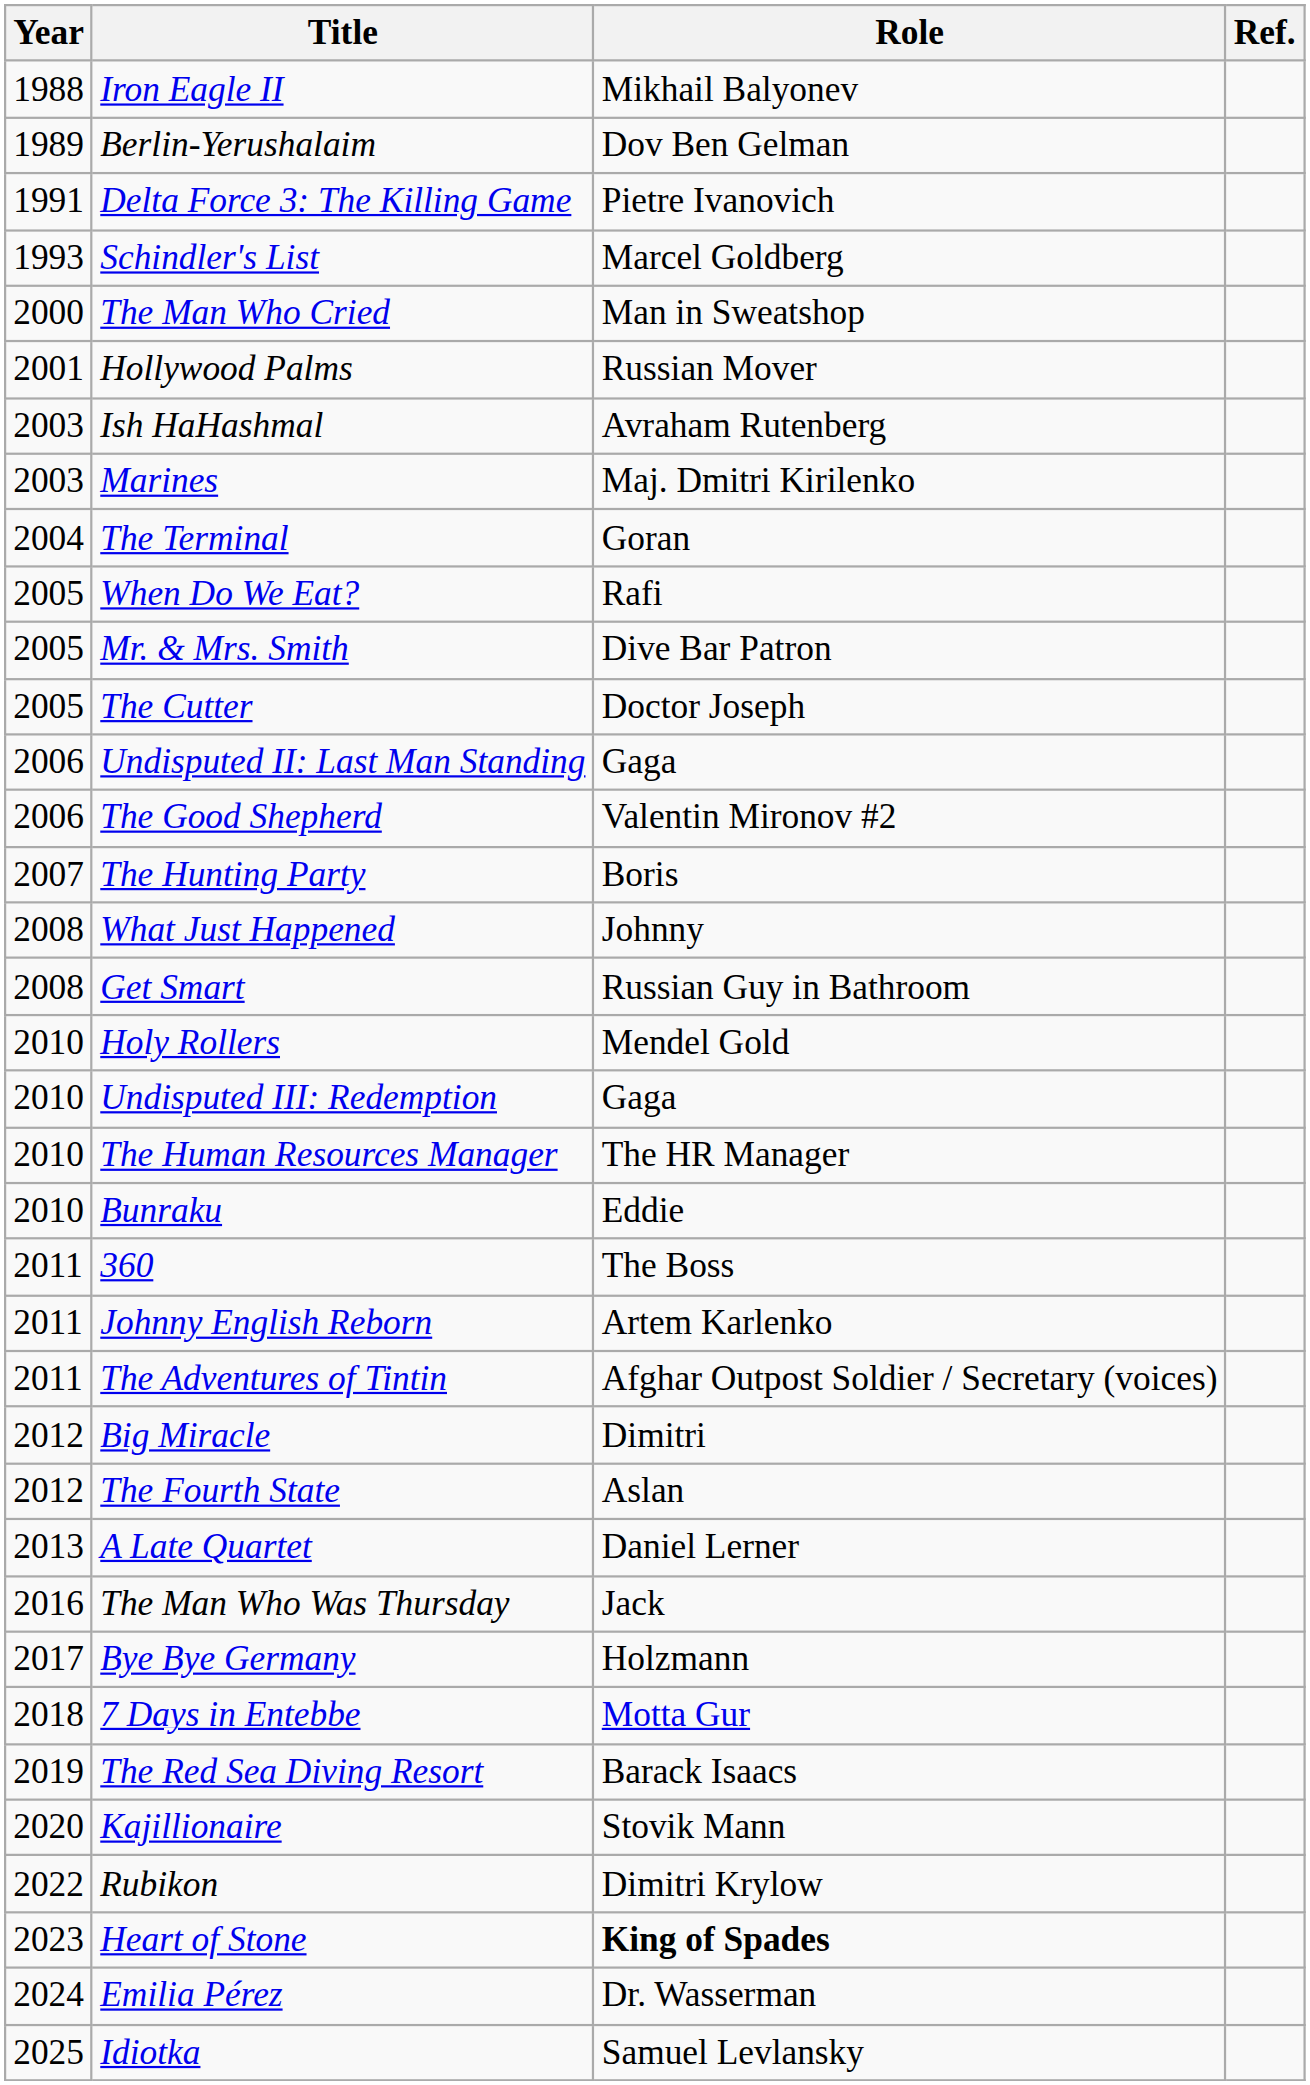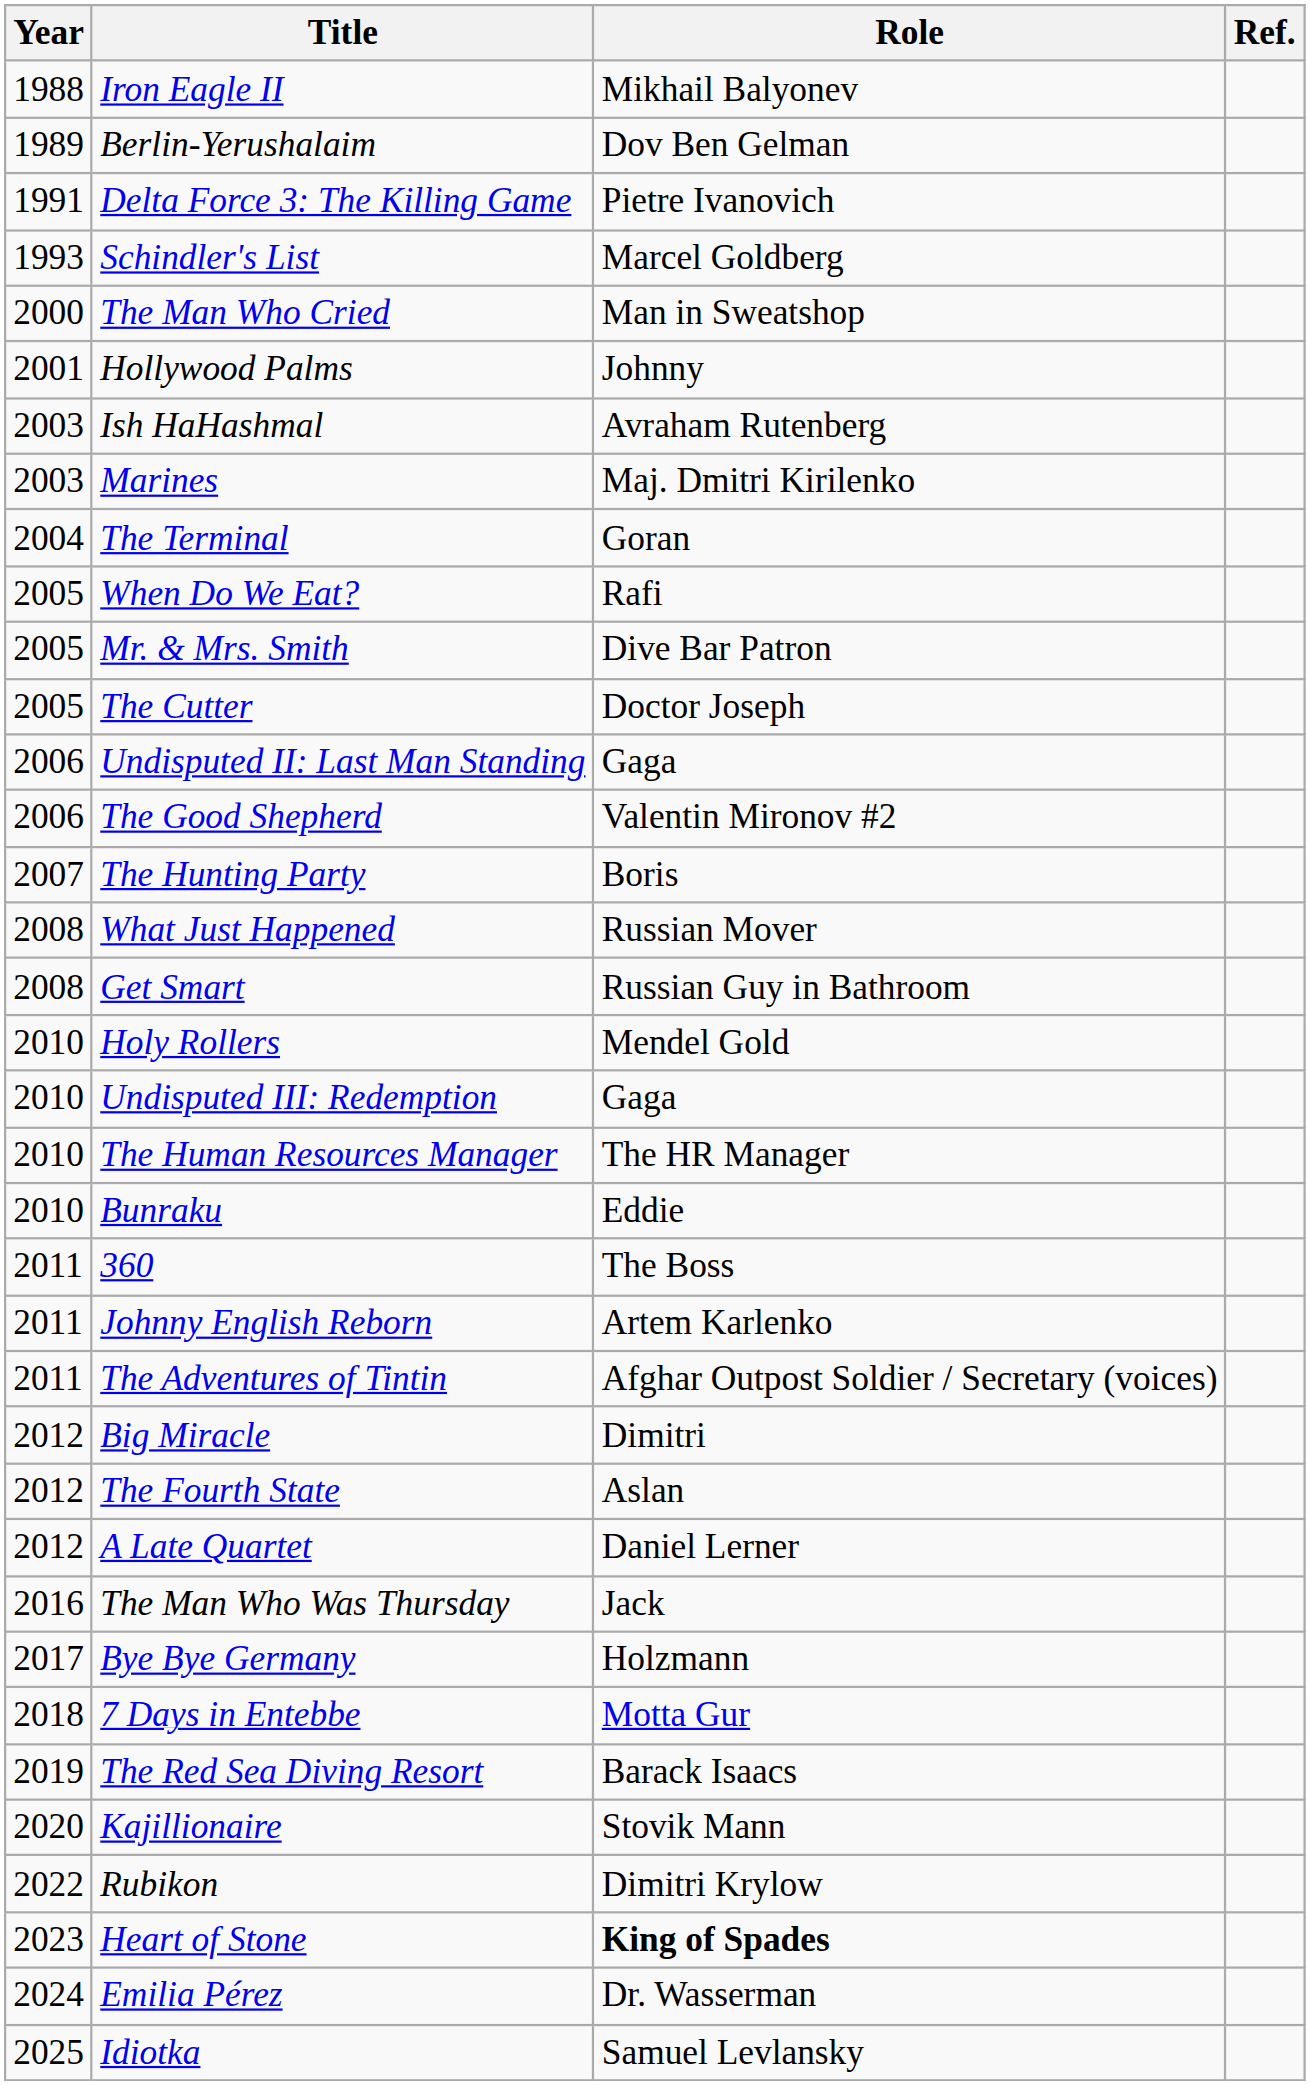(709, 369) Russian Mover -> (653, 369) Johnny
(653, 929) Johnny -> (709, 929) Russian Mover
(49, 1546) 2013 -> (49, 1546) 2012
